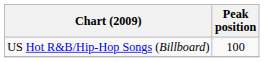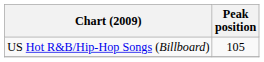(236, 47) 100 -> (236, 47) 105
